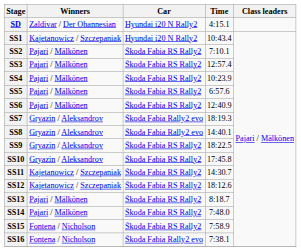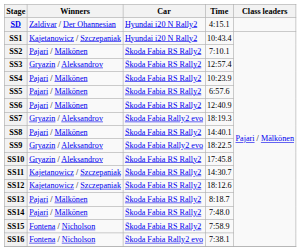(58, 64) Pajari / Mälkönen -> (66, 64) Gryazin / Aleksandrov
(66, 131) Gryazin / Aleksandrov -> (58, 131) Pajari / Mälkönen
(164, 131) Škoda Fabia Rally2 evo -> (163, 131) Škoda Fabia RS Rally2
(163, 145) Škoda Fabia RS Rally2 -> (164, 145) Škoda Fabia Rally2 evo
